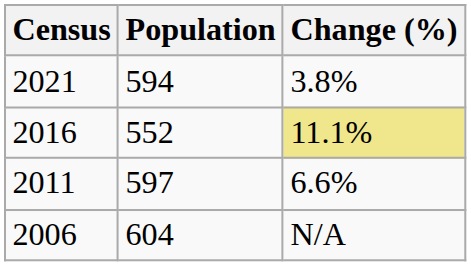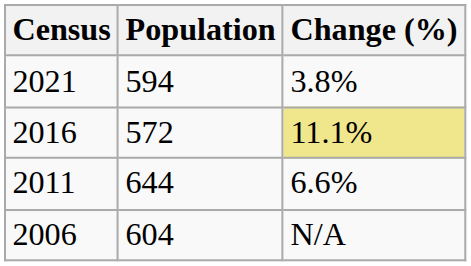(150, 132) 552 -> (150, 132) 572
(150, 183) 597 -> (150, 183) 644
